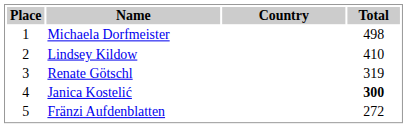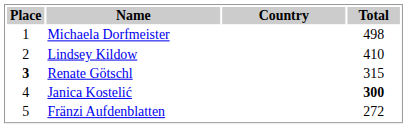(26, 73) normal -> (26, 73) bold
(374, 73) 319 -> (374, 73) 315
